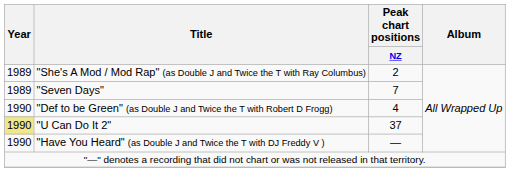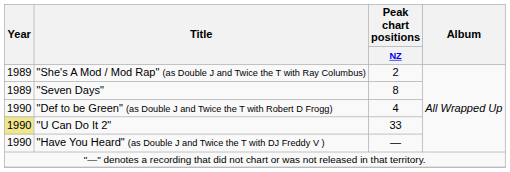(396, 90) 7 -> (396, 90) 8
(396, 125) 37 -> (396, 125) 33
